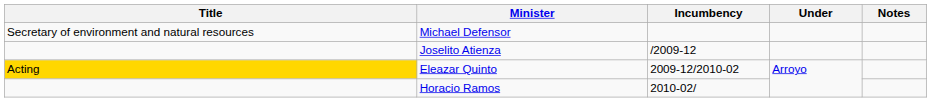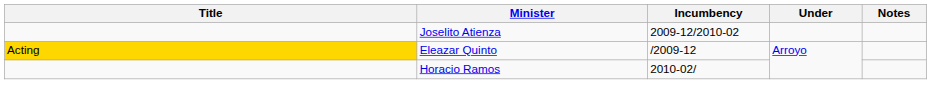- row: (465, 32)
(673, 50) /2009-12 -> (695, 32) 2009-12/2010-02
(695, 69) 2009-12/2010-02 -> (673, 50) /2009-12
